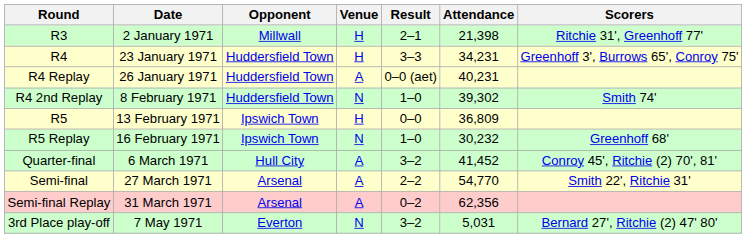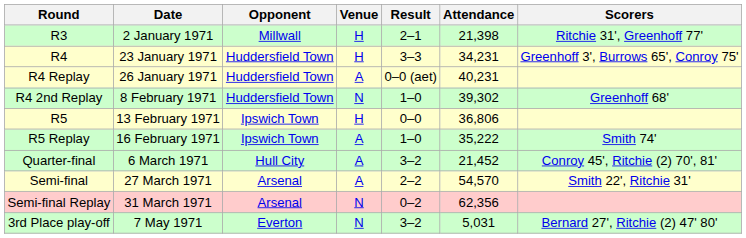(629, 98) Smith 74' -> (629, 98) Greenhoff 68'
(479, 118) 36,809 -> (479, 118) 36,806
(359, 139) N -> (359, 139) A
(479, 139) 30,232 -> (479, 139) 35,222
(629, 139) Greenhoff 68' -> (629, 139) Smith 74'
(479, 160) 41,452 -> (479, 160) 21,452
(479, 181) 54,770 -> (479, 181) 54,570
(359, 202) A -> (359, 202) N
